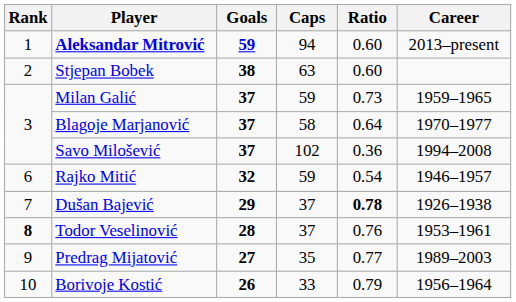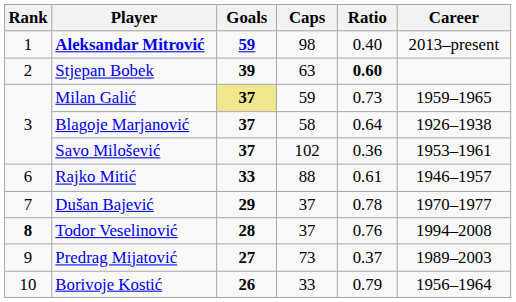(307, 44) 94 -> (307, 44) 98
(367, 44) 0.60 -> (367, 44) 0.40
(247, 71) 38 -> (247, 71) 39
(367, 71) normal -> (367, 71) bold
(247, 97) no background -> (247, 97) khaki background
(454, 124) 1970–1977 -> (454, 124) 1926–1938
(454, 151) 1994–2008 -> (454, 151) 1953–1961
(247, 177) 32 -> (247, 177) 33
(307, 177) 59 -> (307, 177) 88
(367, 177) 0.54 -> (367, 177) 0.61
(367, 204) bold -> (367, 204) normal
(454, 204) 1926–1938 -> (454, 204) 1970–1977
(454, 230) 1953–1961 -> (454, 230) 1994–2008
(307, 257) 35 -> (307, 257) 73
(367, 257) 0.77 -> (367, 257) 0.37
